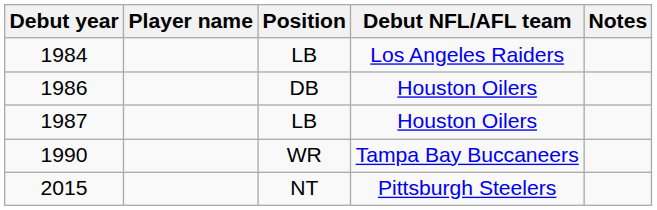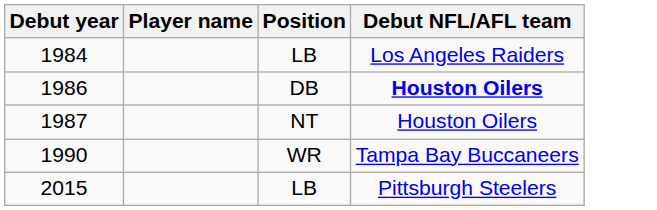- column: (618, 21)
(467, 88) normal -> (467, 88) bold
(304, 121) LB -> (304, 121) NT
(304, 188) NT -> (304, 188) LB
